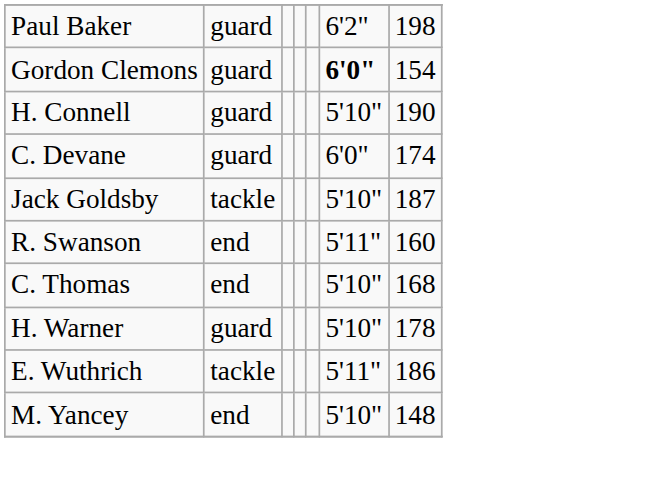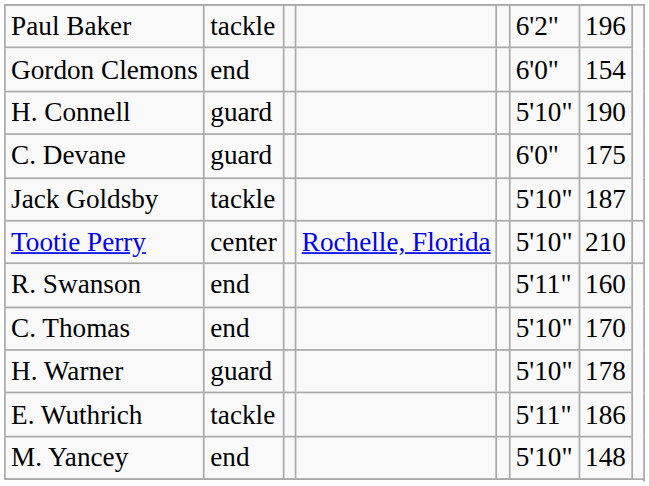(241, 26) guard -> (243, 26) tackle
(415, 26) 198 -> (605, 26) 196
(241, 69) guard -> (230, 69) end
(350, 69) bold -> (537, 69) normal
(415, 155) 174 -> (605, 155) 175
+ row: (79, 241)
(415, 284) 168 -> (605, 328) 170
